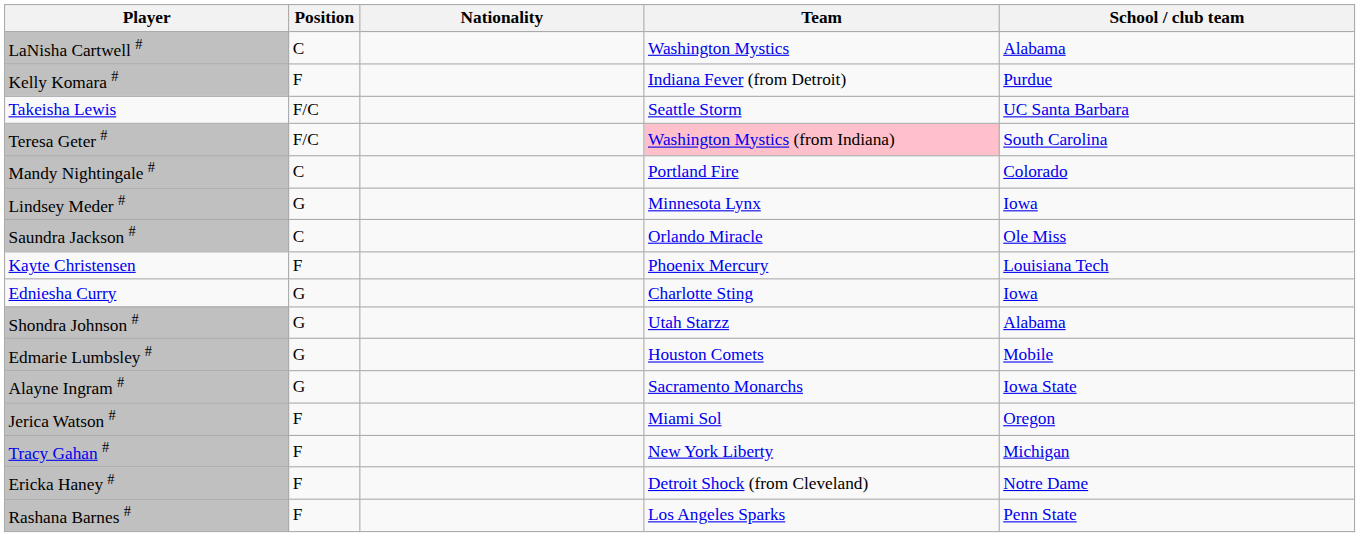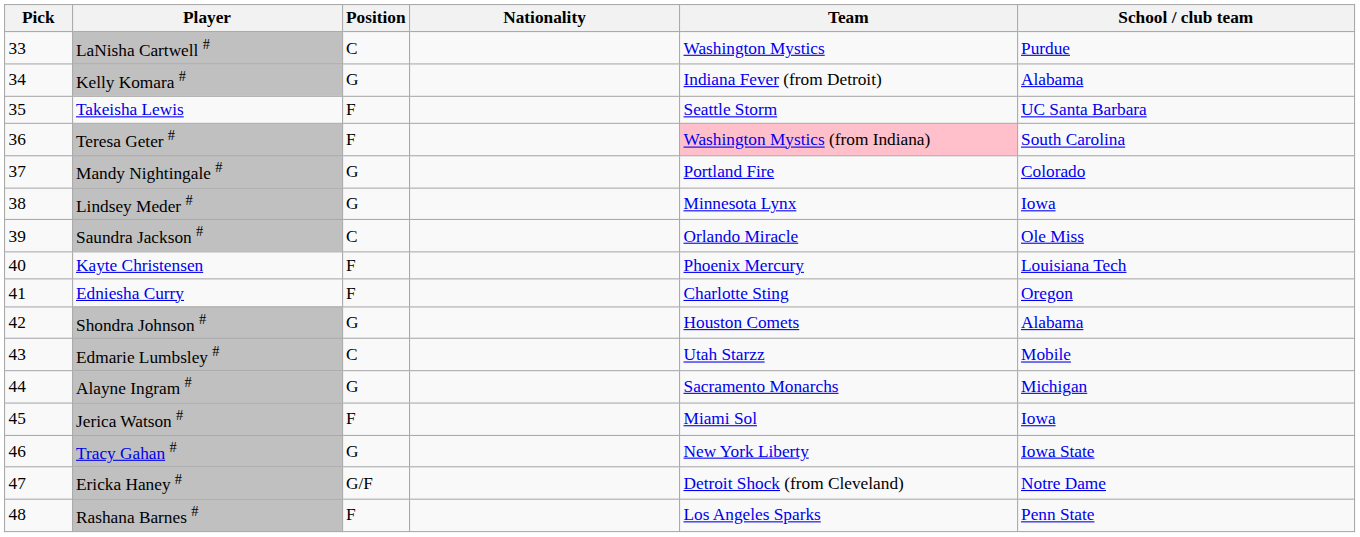+ column: (38, 18)
(1034, 47) Alabama -> (1045, 47) Purdue
(298, 80) F -> (352, 80) G
(1028, 80) Purdue -> (1052, 80) Alabama
(306, 109) F/C -> (351, 109) F
(306, 139) F/C -> (351, 139) F
(298, 171) C -> (352, 171) G
(299, 292) G -> (351, 292) F
(1021, 292) Iowa -> (1047, 292) Oregon
(689, 322) Utah Starzz -> (741, 322) Houston Comets
(299, 354) G -> (352, 354) C
(706, 354) Houston Comets -> (724, 354) Utah Starzz
(1040, 386) Iowa State -> (1054, 386) Michigan
(1029, 418) Oregon -> (1038, 418) Iowa
(298, 450) F -> (352, 450) G
(1036, 450) Michigan -> (1058, 450) Iowa State
(298, 483) F -> (359, 483) G/F
